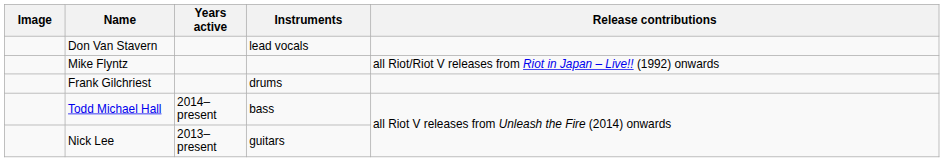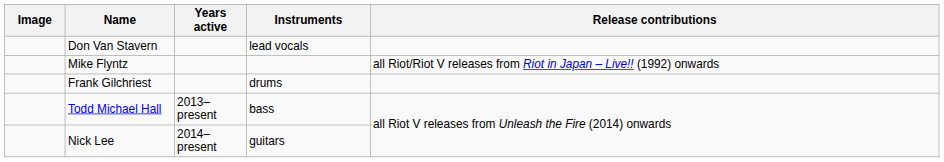(197, 108) 2014–present -> (197, 108) 2013–present
(197, 141) 2013–present -> (197, 141) 2014–present
